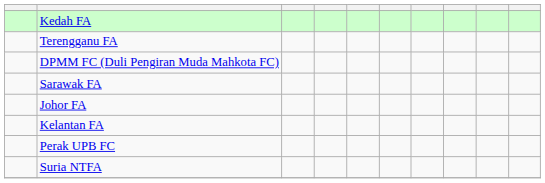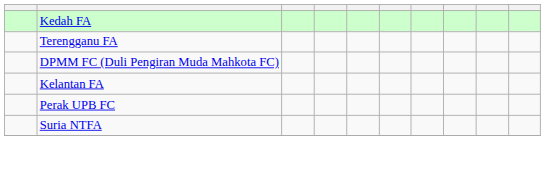- row: (71, 83)
- row: (63, 104)
